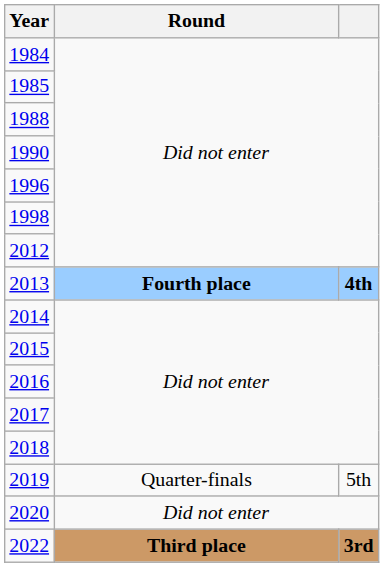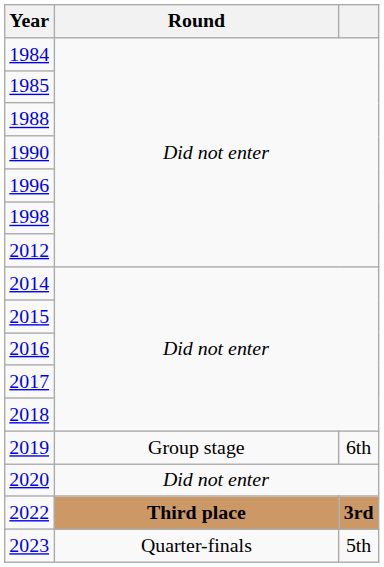- row: (29, 283)
(196, 480) Quarter-finals -> (196, 447) Group stage
(359, 480) 5th -> (359, 447) 6th
+ row: (29, 545)
